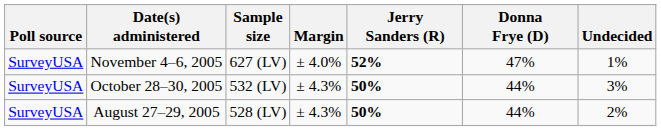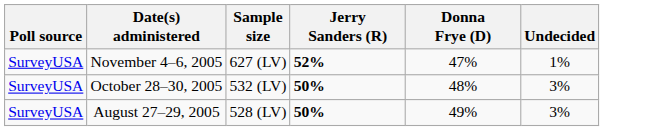- column: (319, 36)
(520, 87) 44% -> (463, 87) 48%
(520, 113) 44% -> (463, 113) 49%
(617, 113) 2% -> (560, 113) 3%
